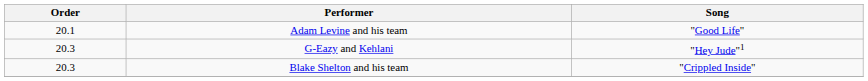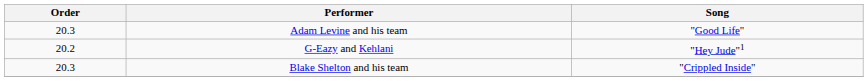(65, 30) 20.1 -> (65, 30) 20.3
(65, 49) 20.3 -> (65, 49) 20.2
